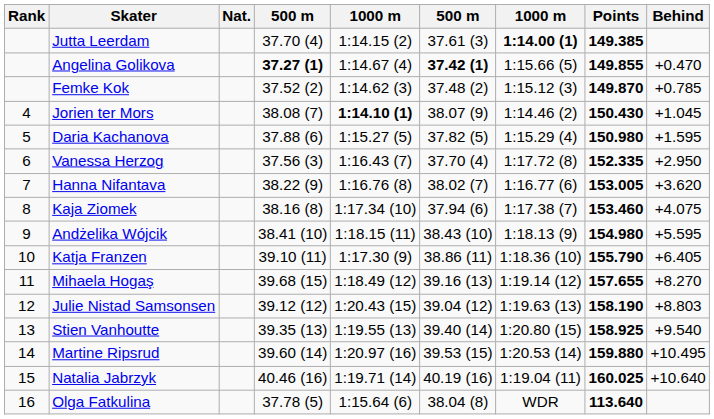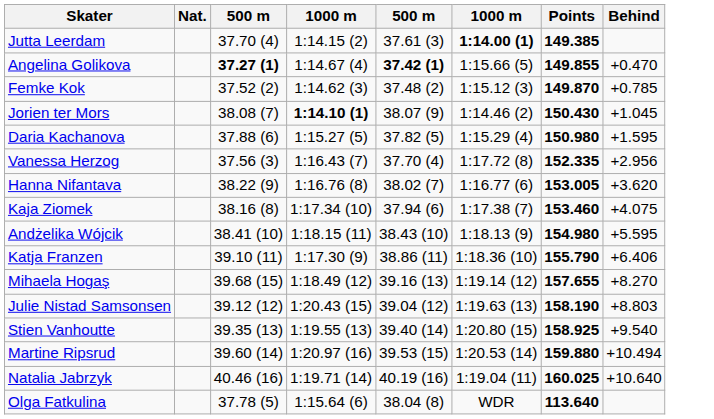- column: (27, 16)
(678, 161) +2.950 -> (634, 161) +2.956
(678, 257) +6.405 -> (634, 257) +6.406
(678, 354) +10.495 -> (634, 354) +10.494
